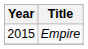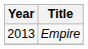(21, 34) 2015 -> (21, 34) 2013
